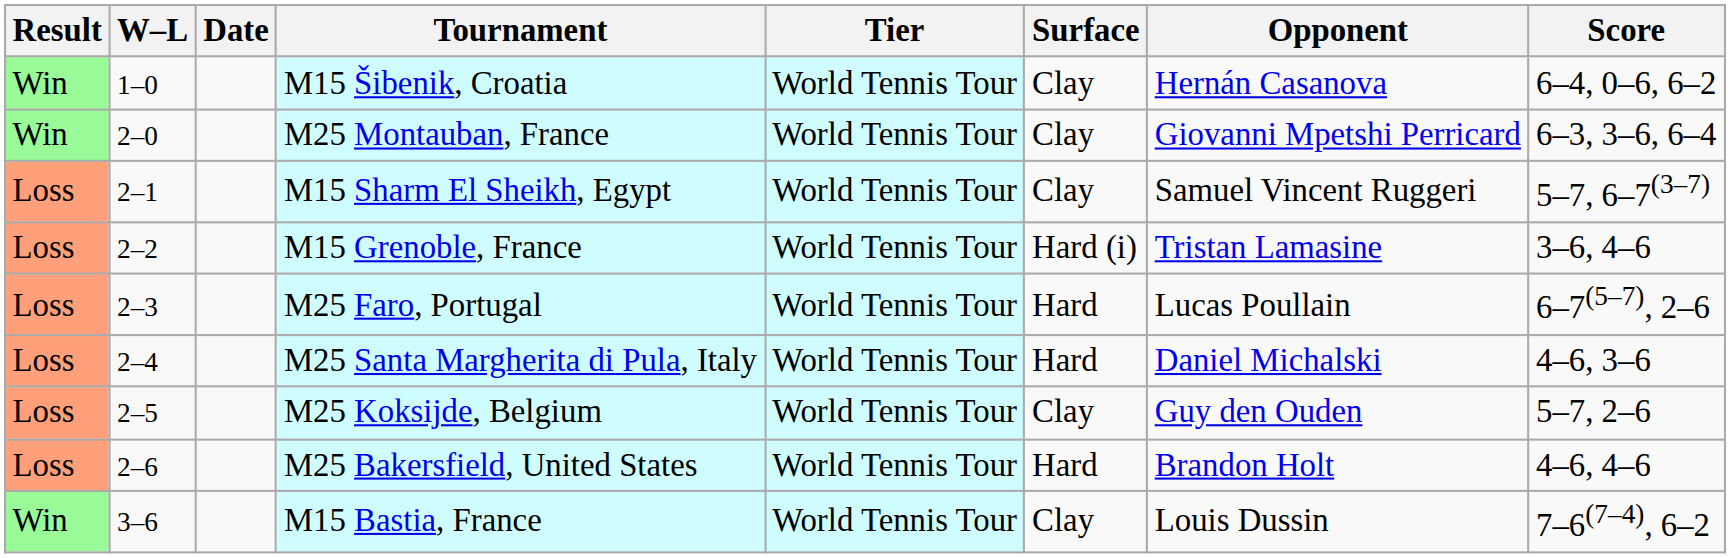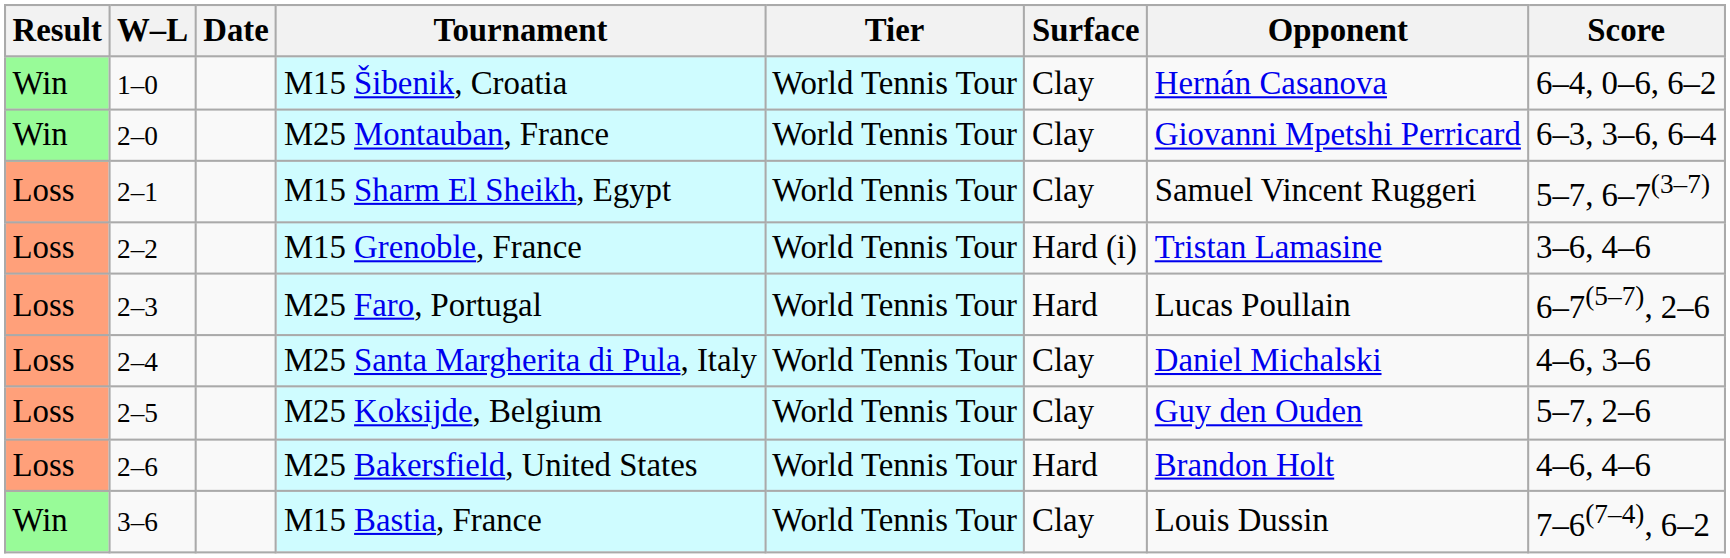(1065, 360) Hard -> (1063, 360) Clay
